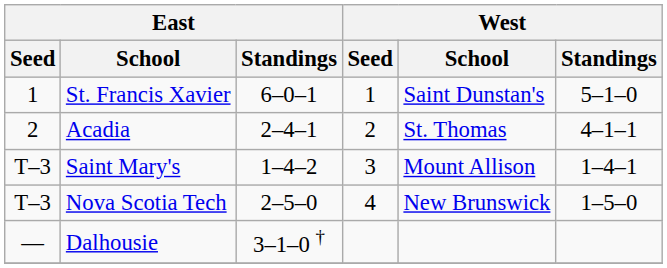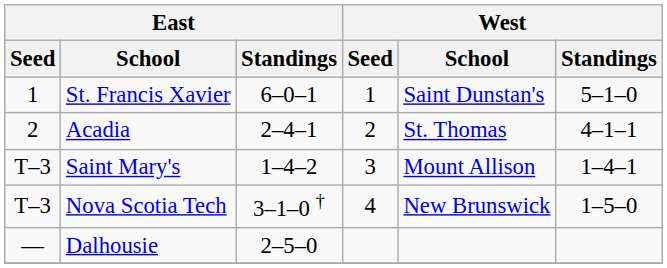(289, 202) 2–5–0 -> (289, 205) 3–1–0 †
(289, 241) 3–1–0 † -> (289, 244) 2–5–0
